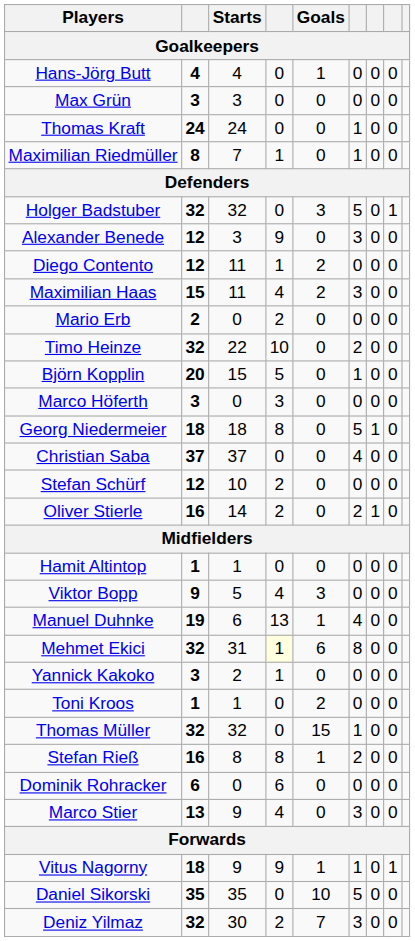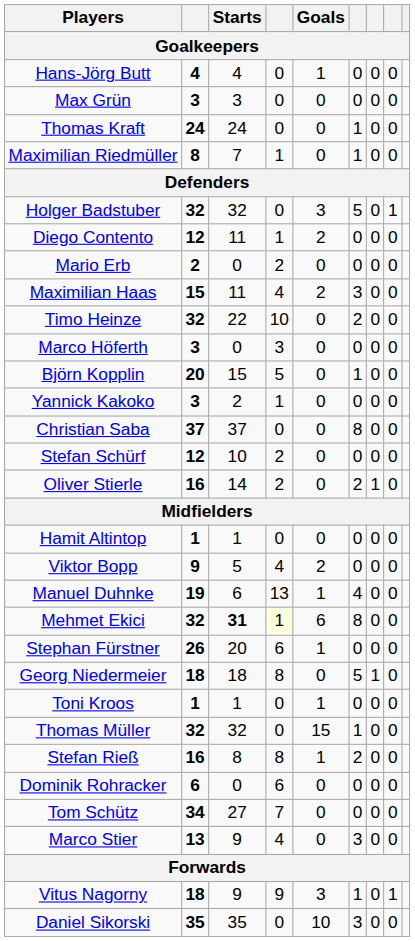- row: (93, 237)
rows swapped: (93, 319) <-> (93, 292)
rows swapped: (93, 401) <-> (93, 374)
rows swapped: (93, 429) <-> (93, 675)
(358, 456) 4 -> (358, 429) 8
(321, 593) 3 -> (321, 566) 2
(237, 648) normal -> (237, 621) bold
+ row: (93, 648)
(321, 703) 2 -> (321, 703) 1
+ row: (93, 812)
(321, 867) 1 -> (321, 895) 3
(358, 895) 5 -> (358, 922) 3
- row: (93, 922)
